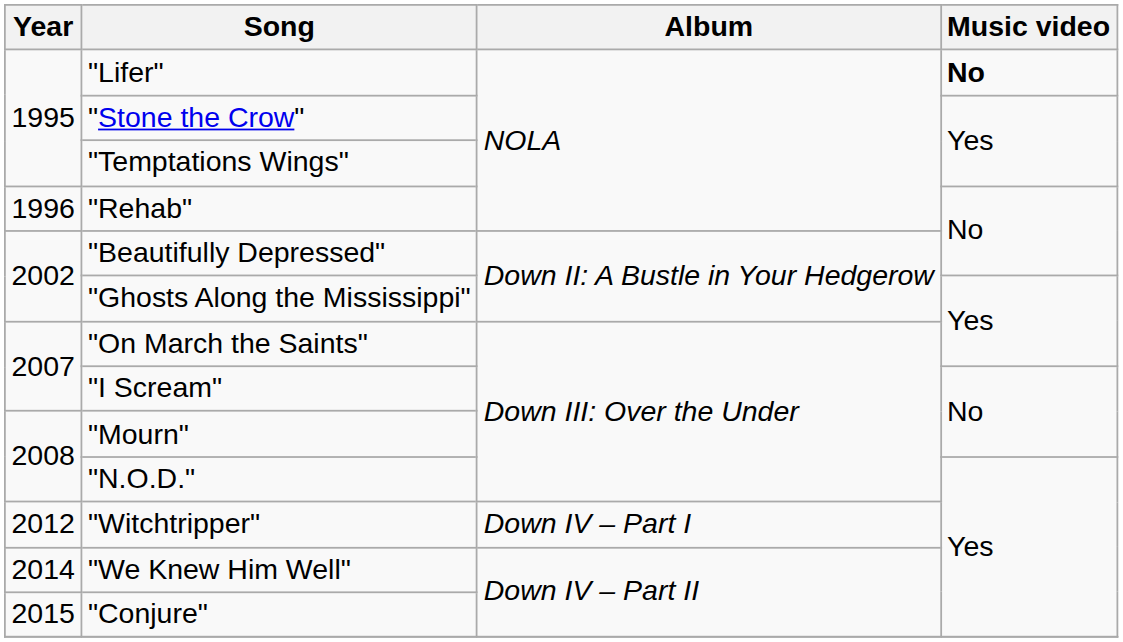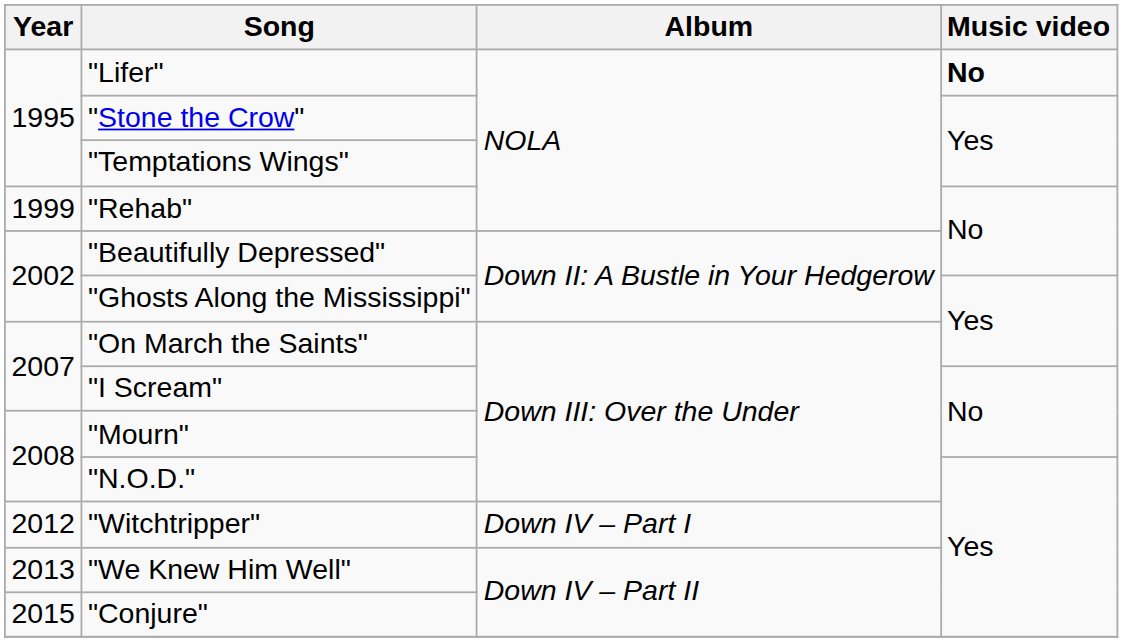(43, 207) 1996 -> (43, 207) 1999
(43, 569) 2014 -> (43, 569) 2013
